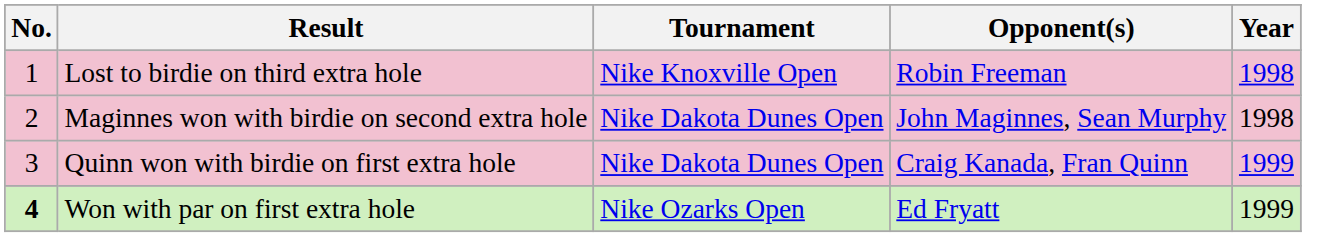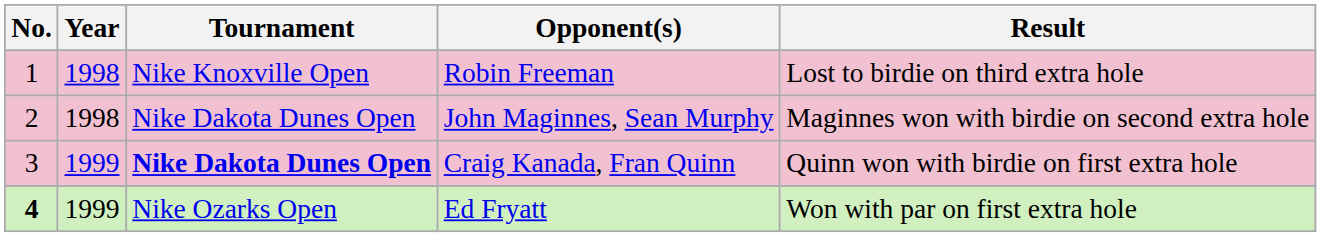columns swapped: (1266, 27) <-> (326, 27)
(742, 163) normal -> (282, 163) bold
